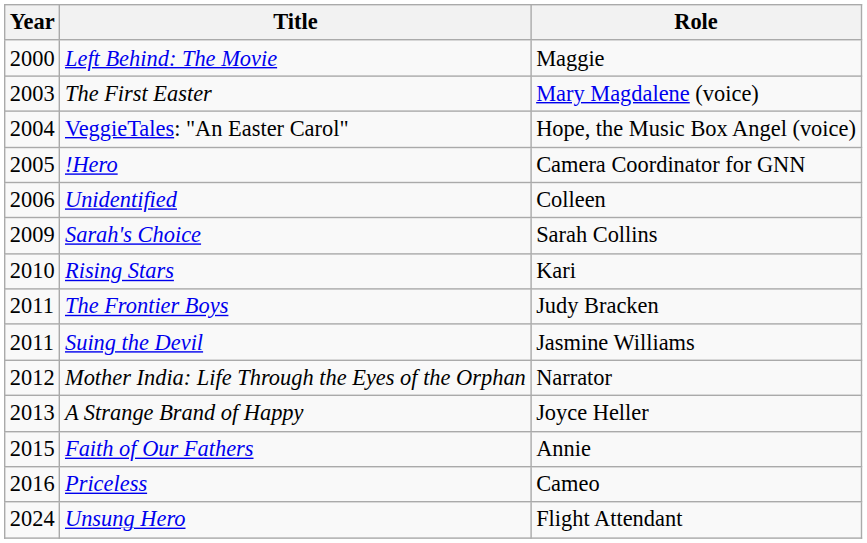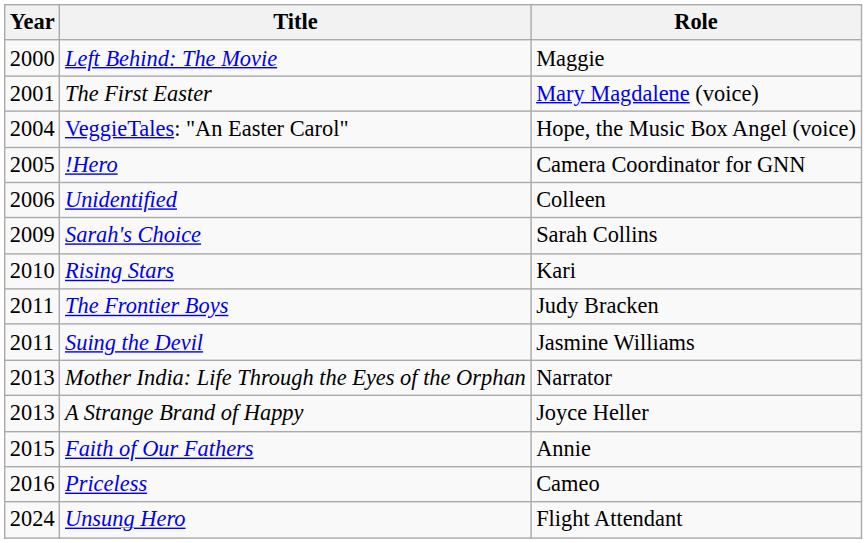(32, 93) 2003 -> (32, 93) 2001
(32, 377) 2012 -> (32, 377) 2013
